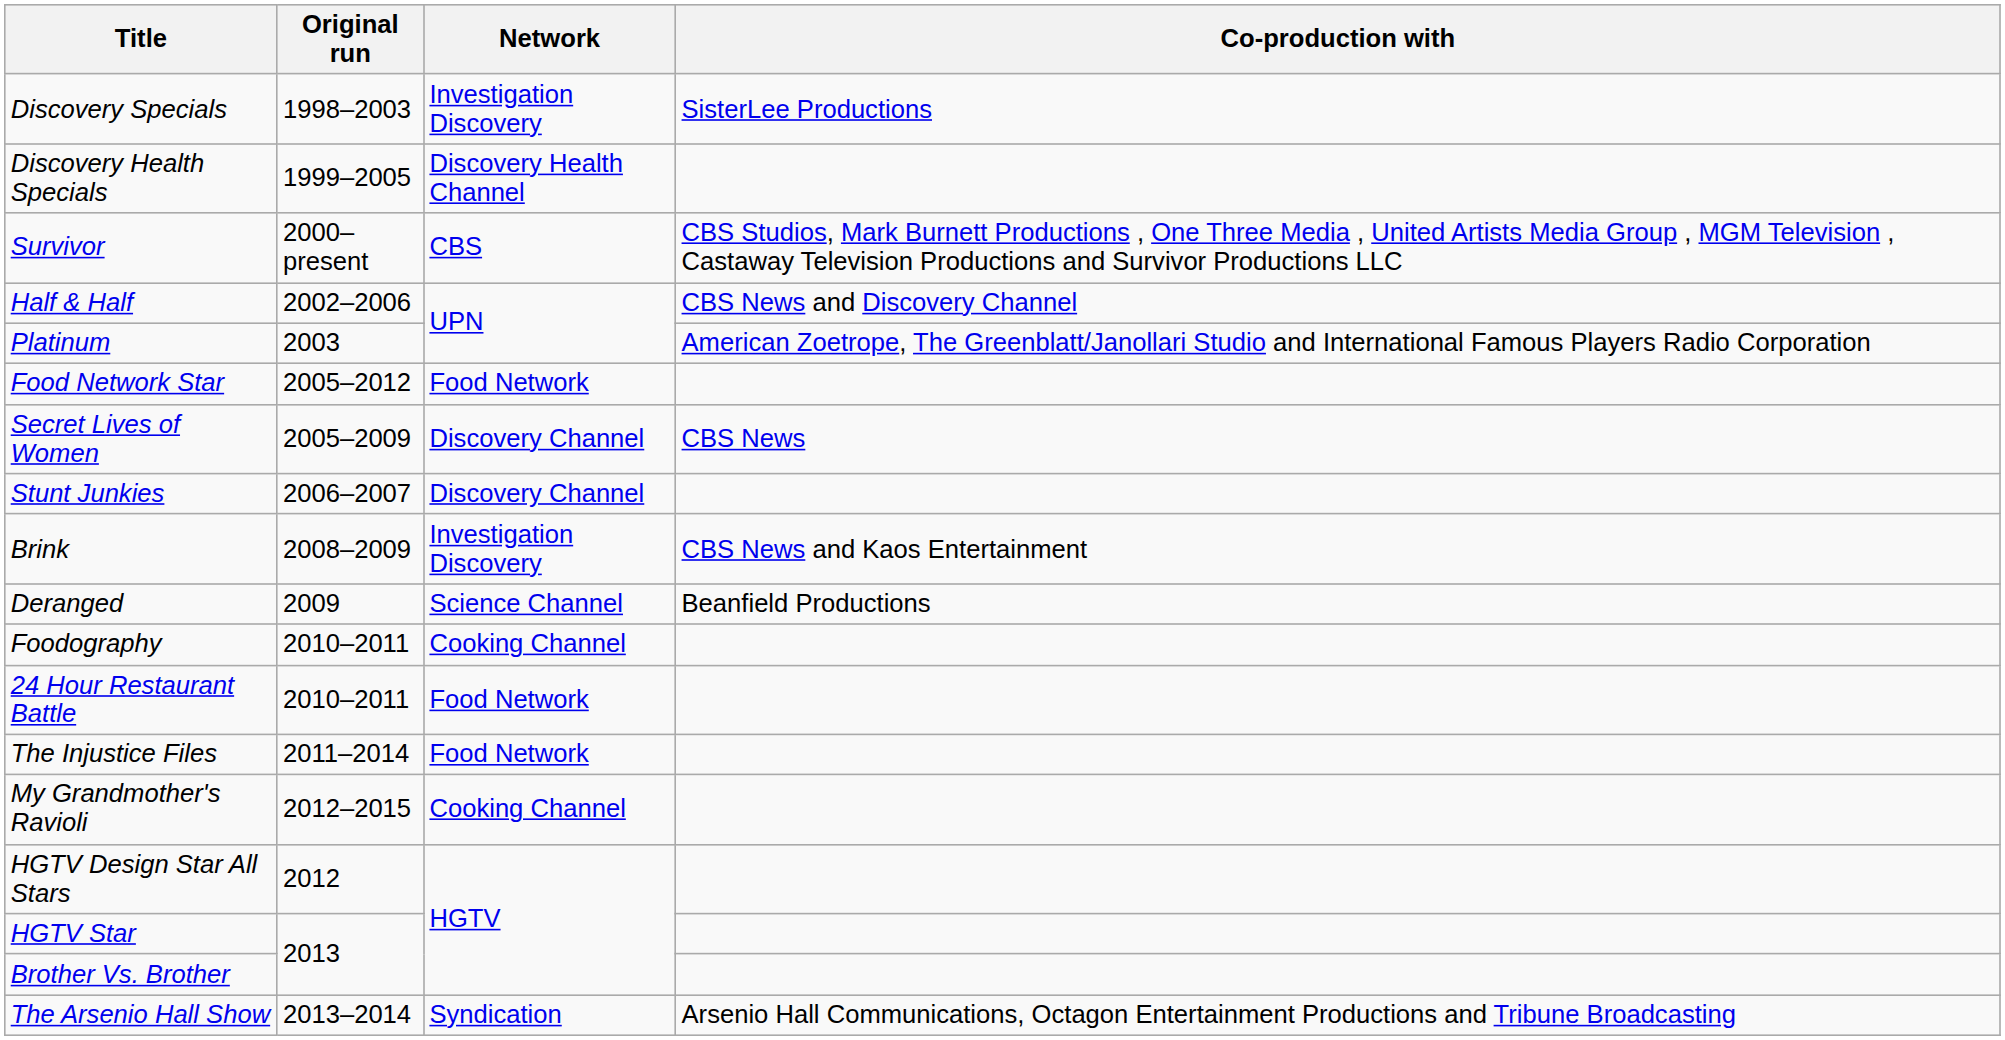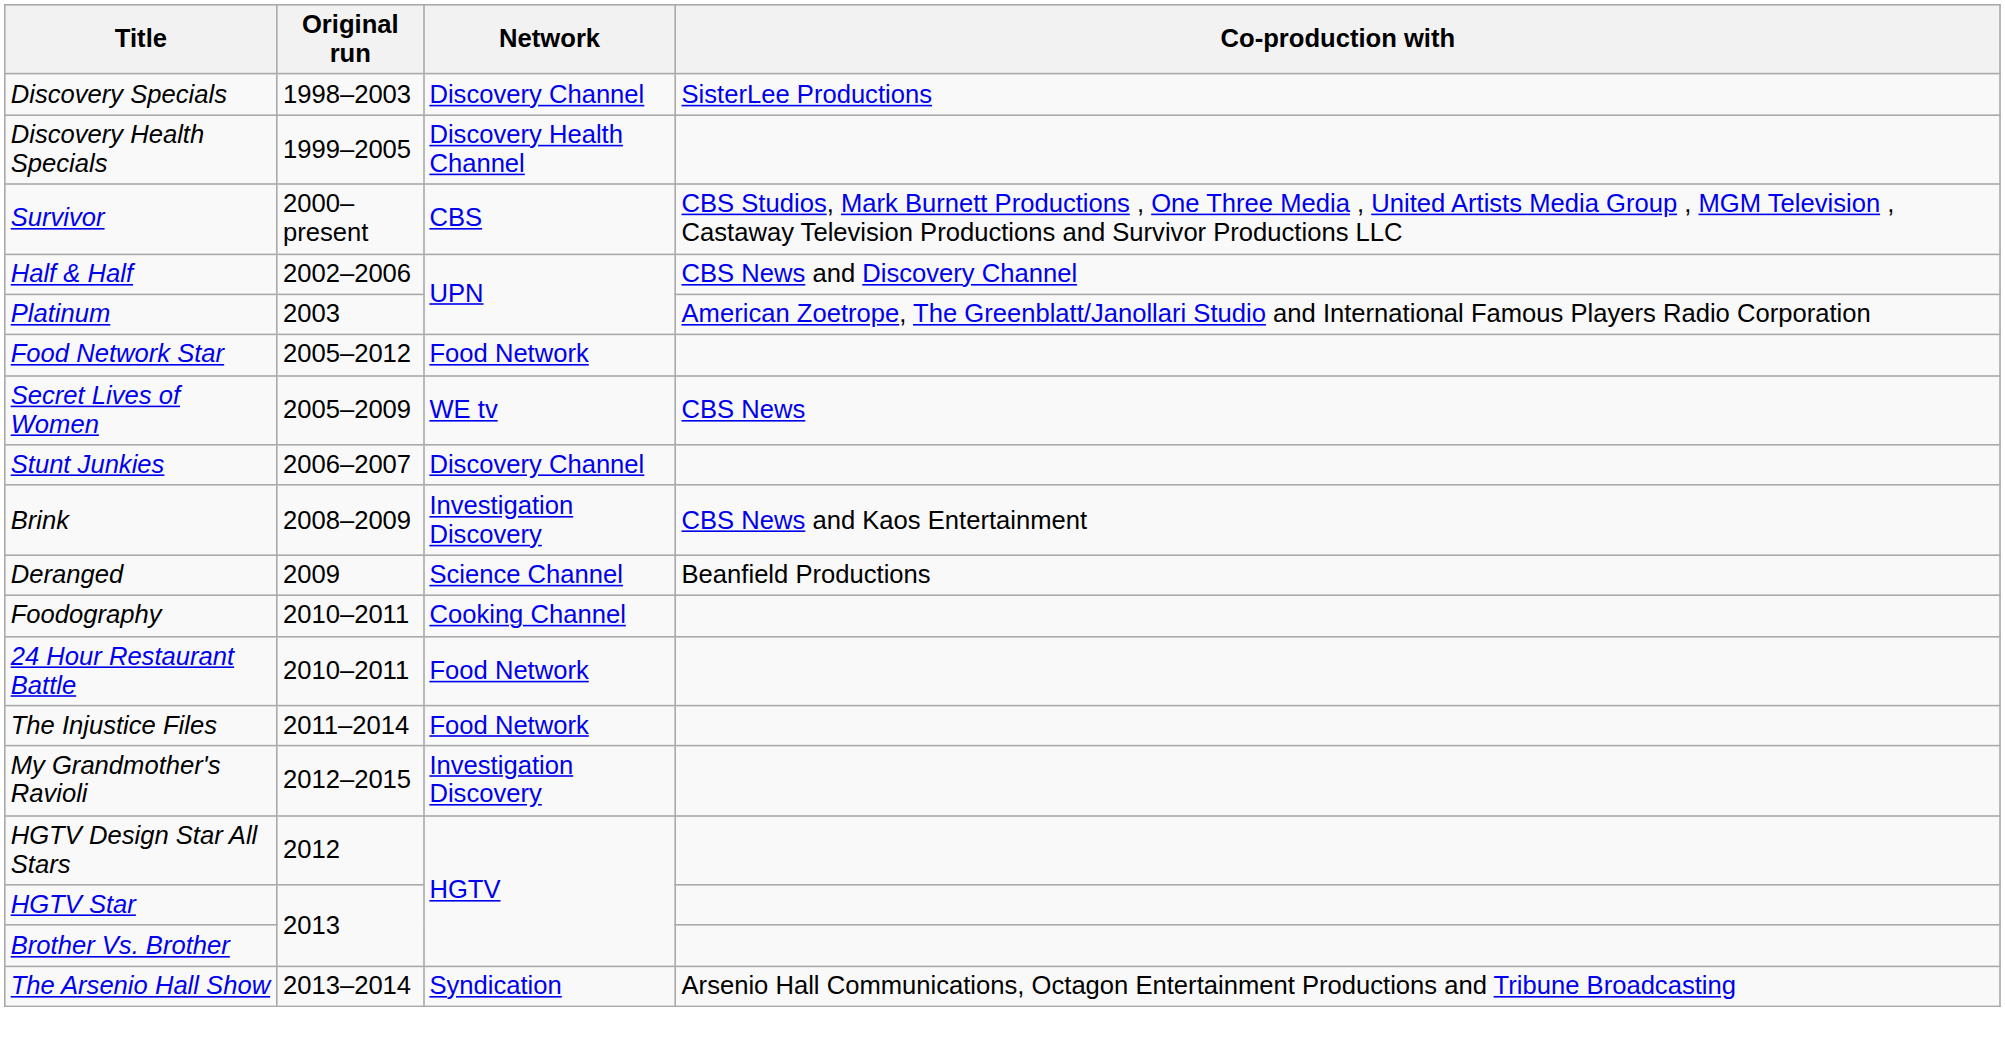(501, 108) Investigation Discovery -> (537, 94) Discovery Channel
(537, 438) Discovery Channel -> (464, 409) WE tv
(528, 809) Cooking Channel -> (501, 780) Investigation Discovery
